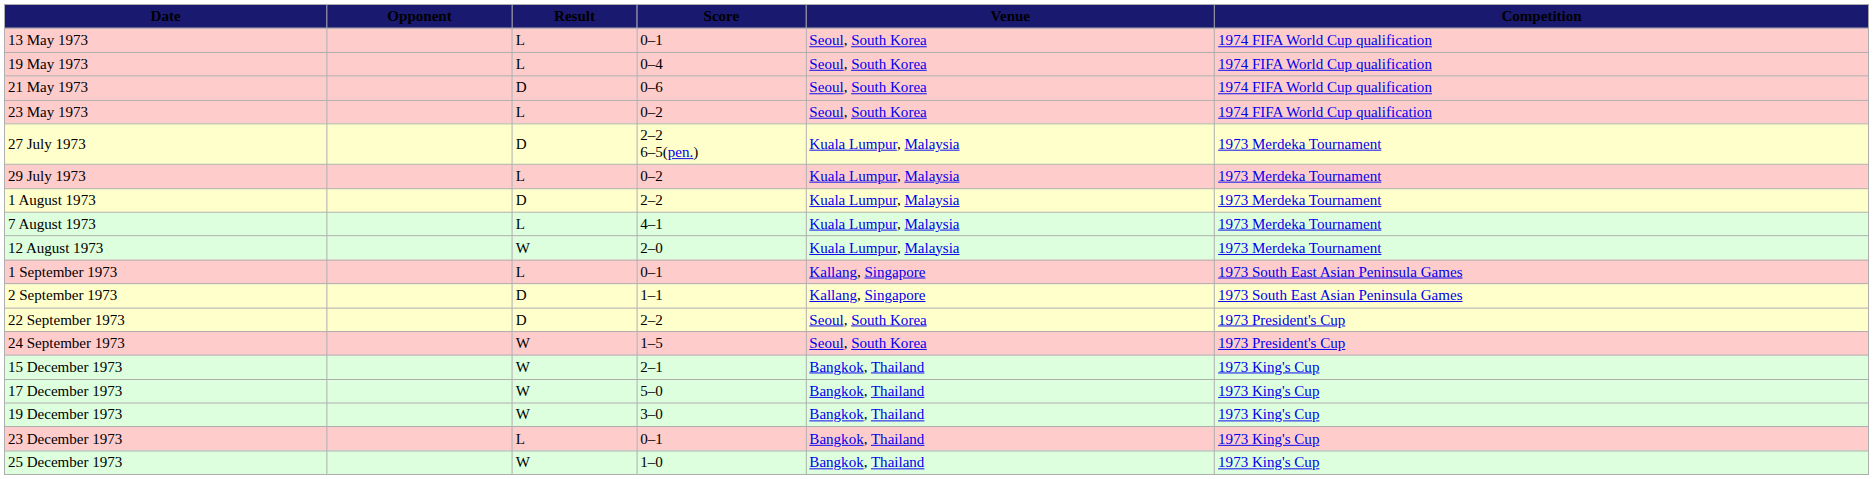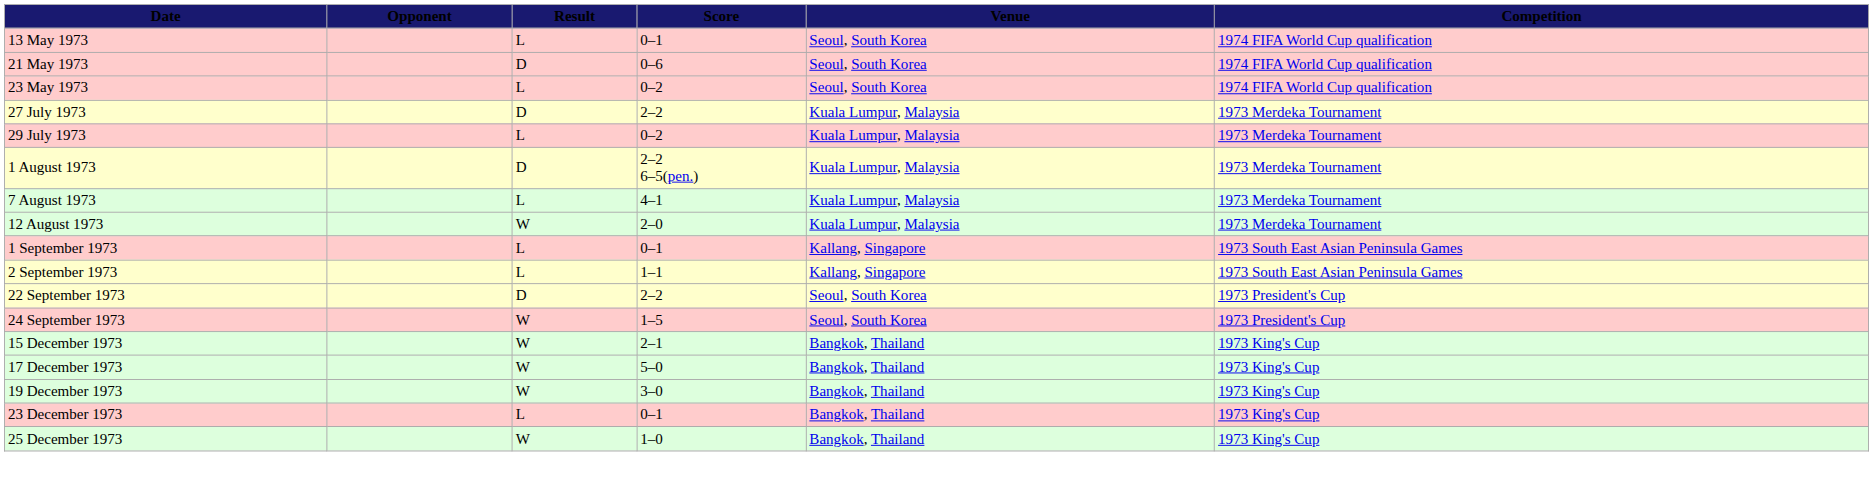- row: (48, 64)
(669, 144) 2–2 6–5(pen.) -> (652, 111) 2–2
(652, 200) 2–2 -> (669, 168) 2–2 6–5(pen.)
(521, 295) D -> (520, 271) L
